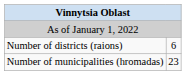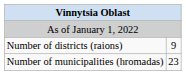(174, 45) 6 -> (174, 45) 9
